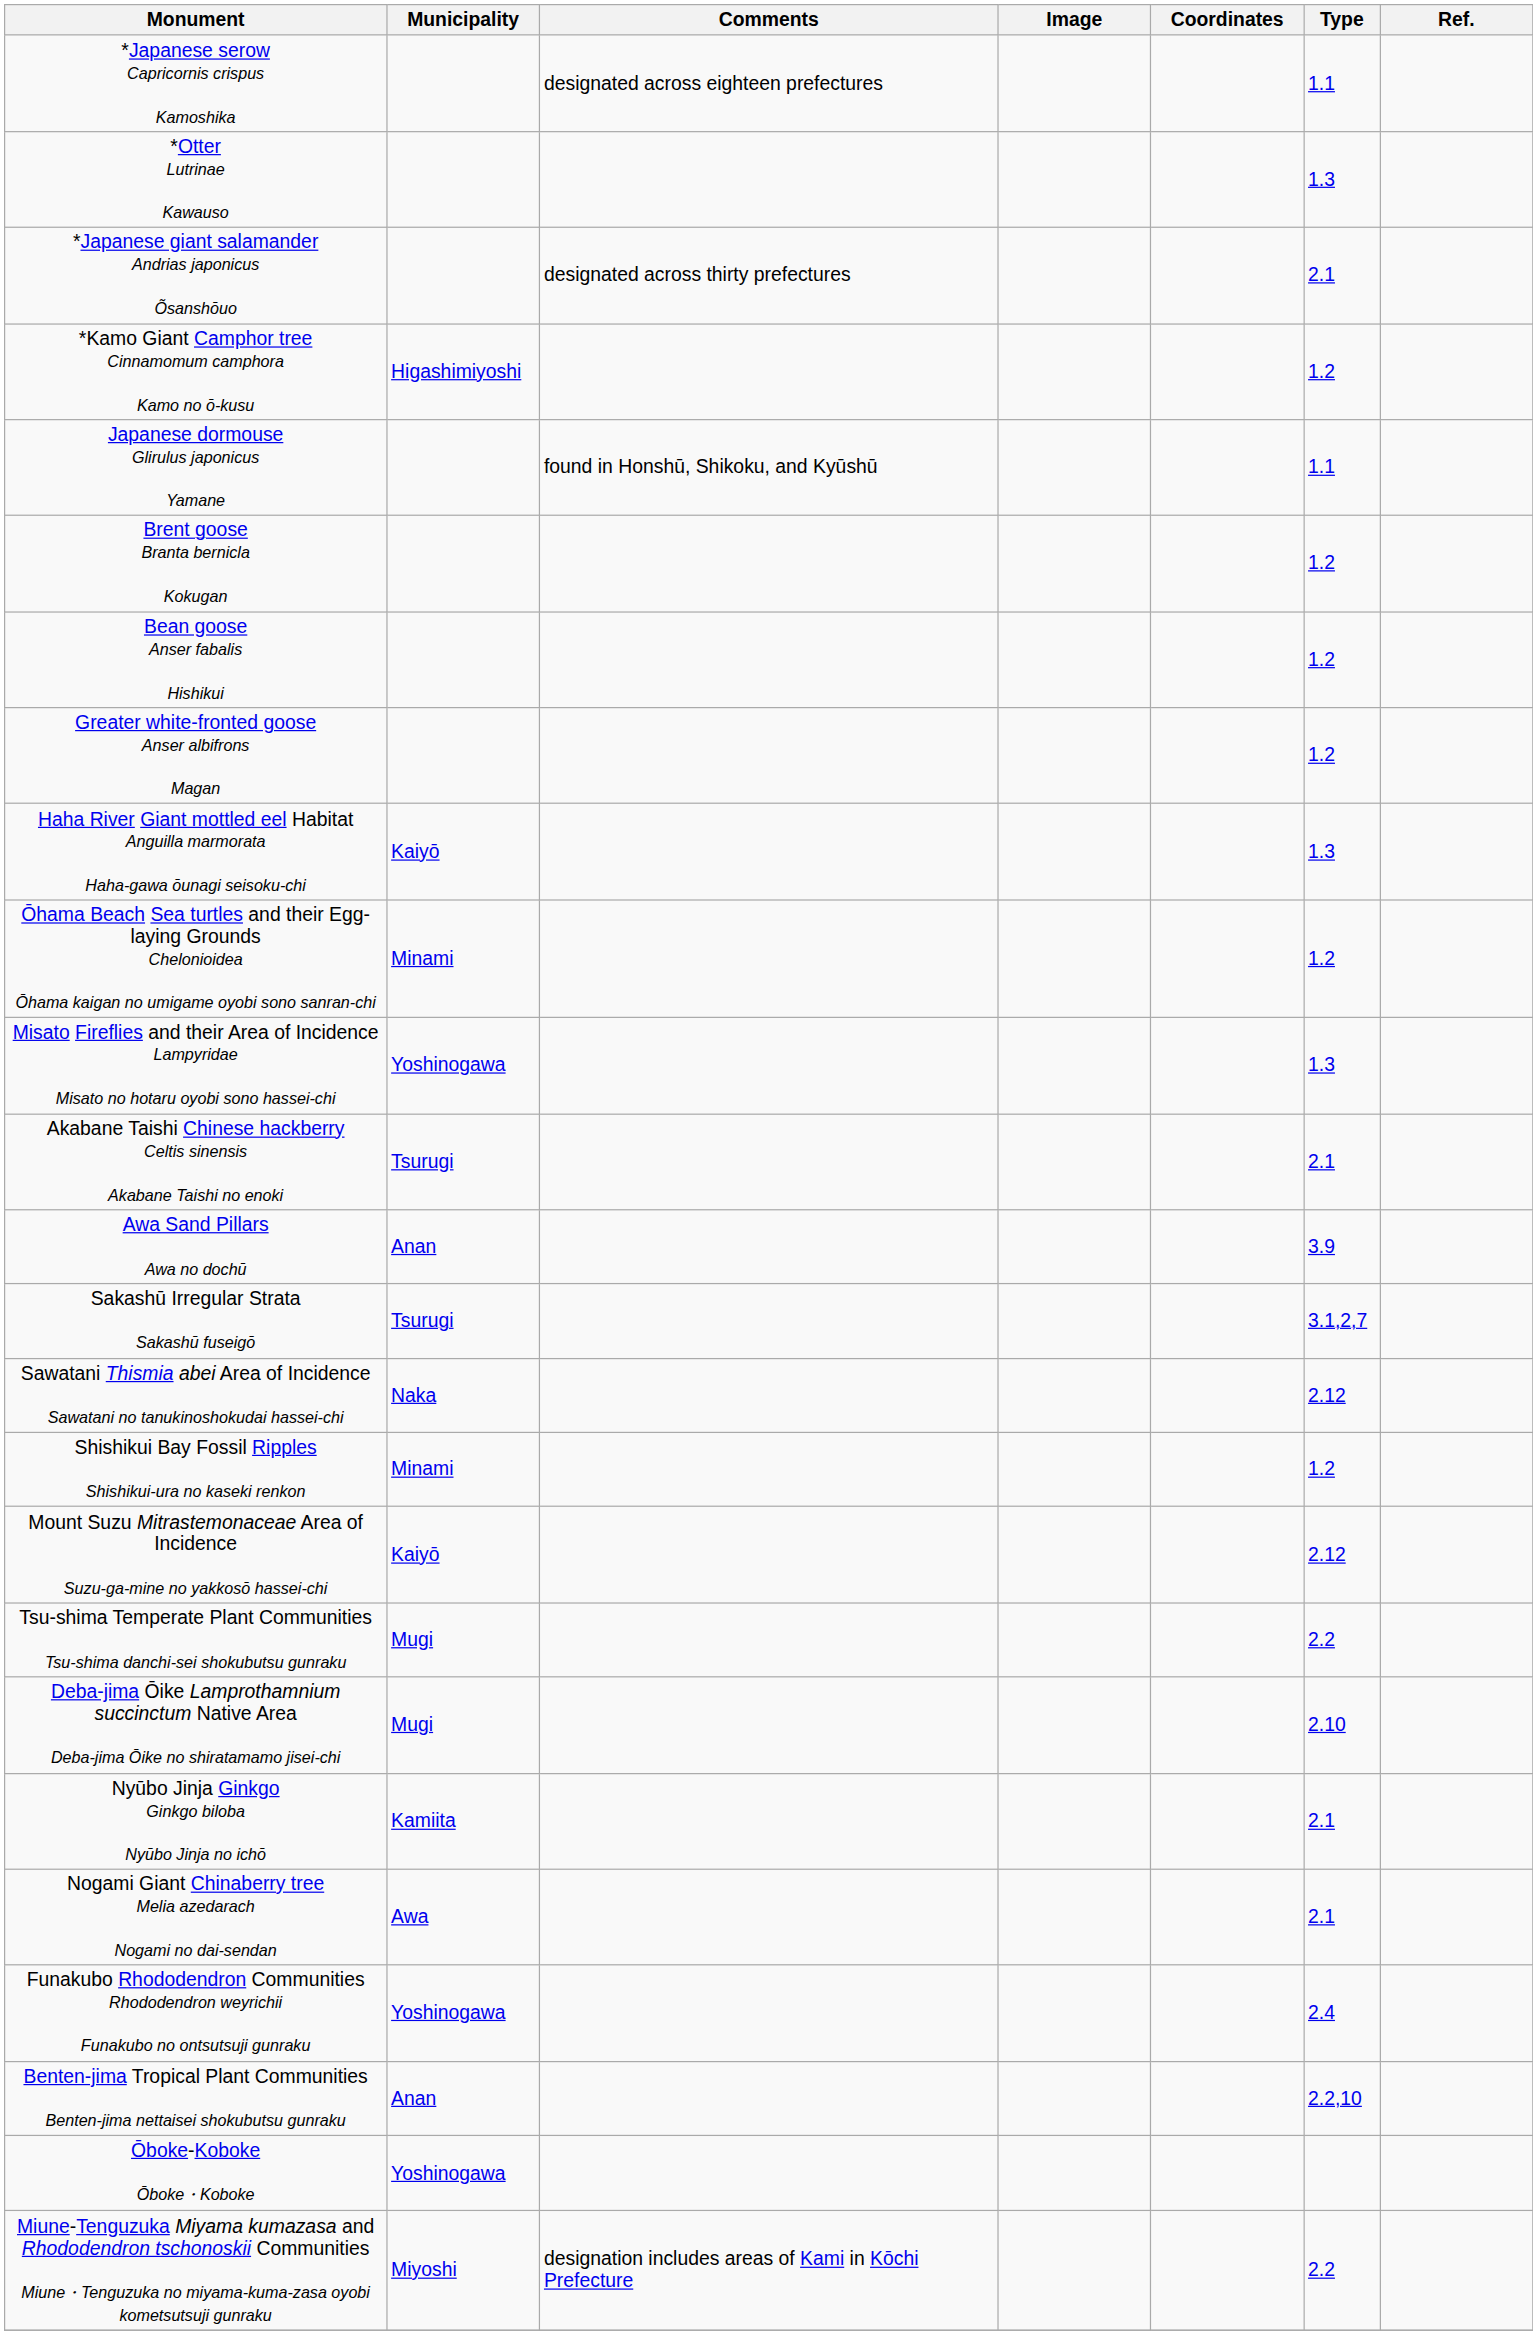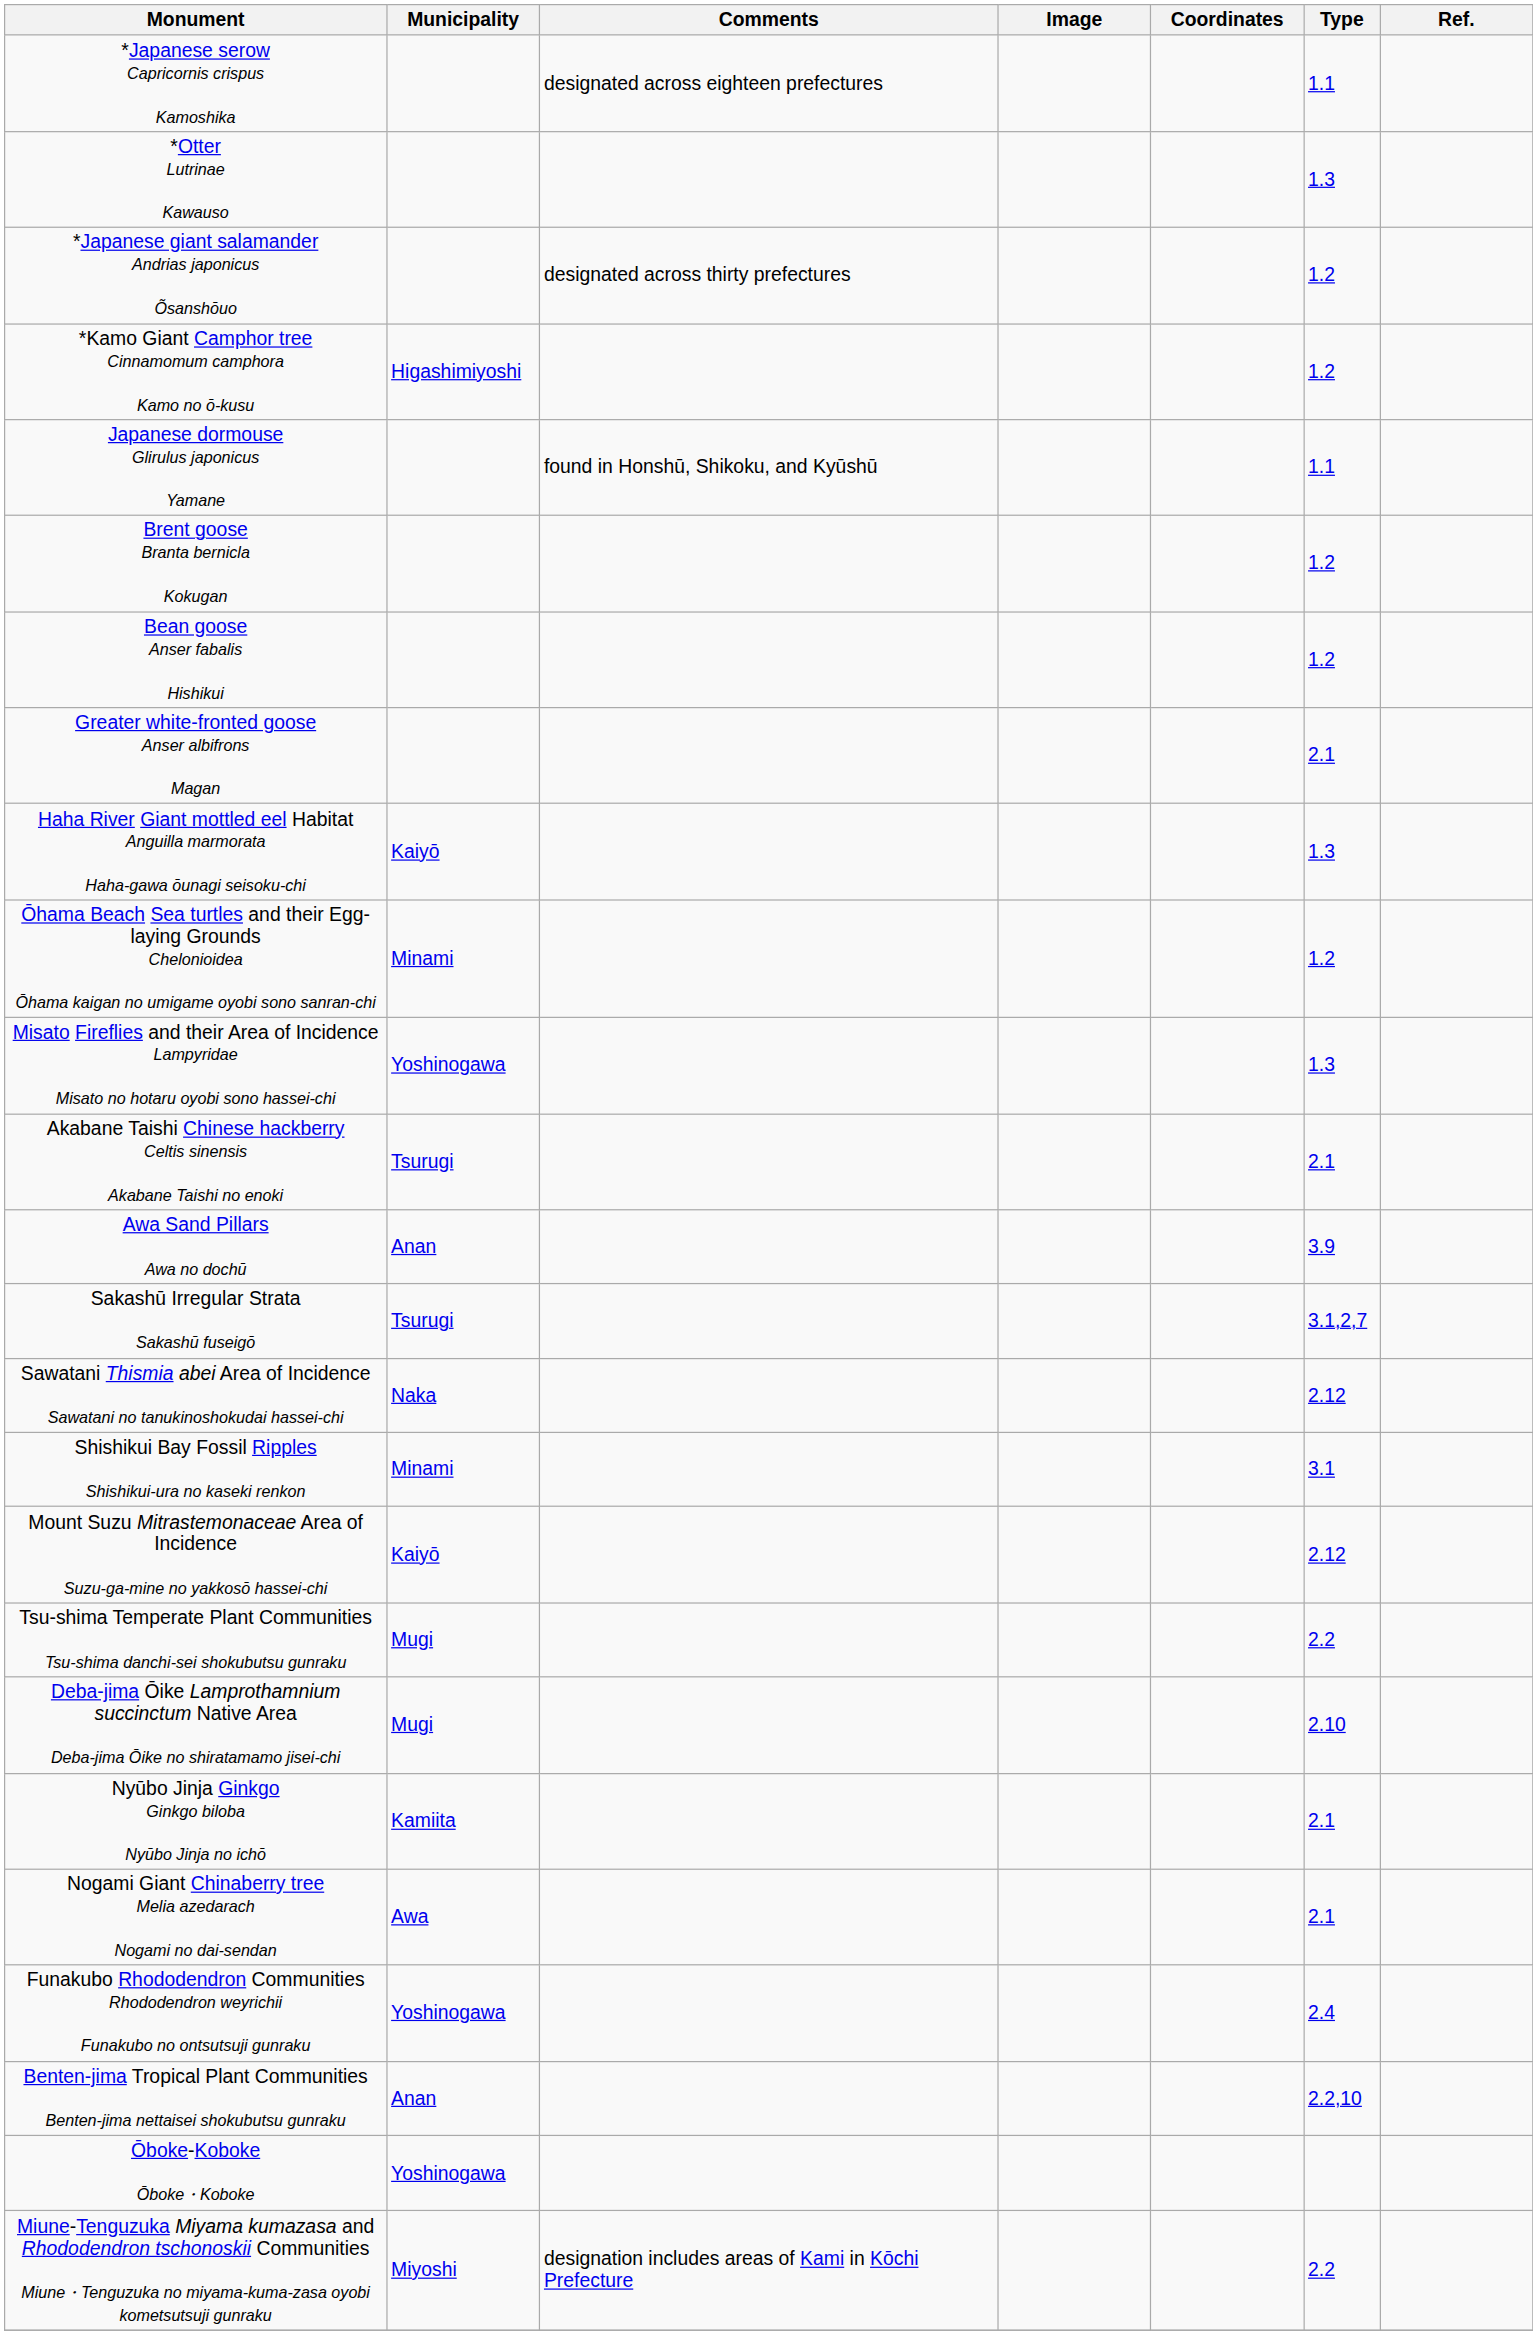(1322, 275) 2.1 -> (1322, 275) 1.2
(1322, 755) 1.2 -> (1322, 755) 2.1
(1322, 1469) 1.2 -> (1322, 1469) 3.1
